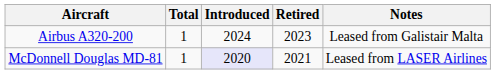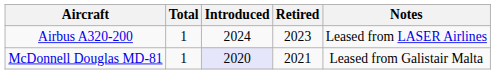(406, 36) Leased from Galistair Malta -> (406, 36) Leased from LASER Airlines
(406, 58) Leased from LASER Airlines -> (406, 58) Leased from Galistair Malta
